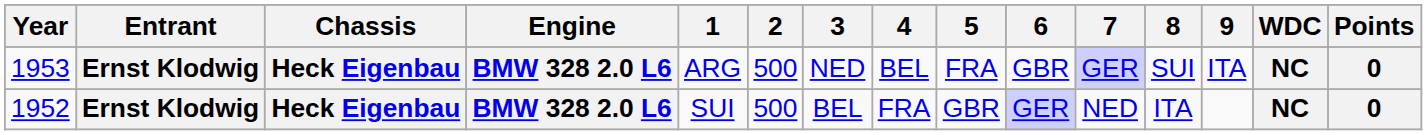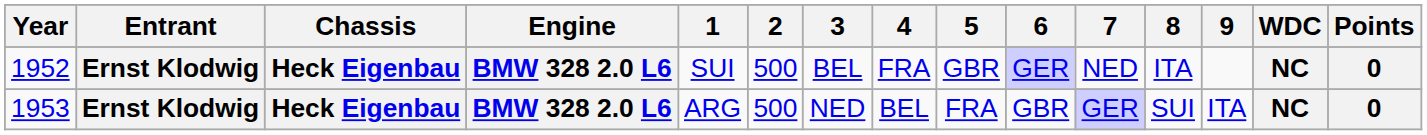rows swapped: (40, 109) <-> (40, 68)
